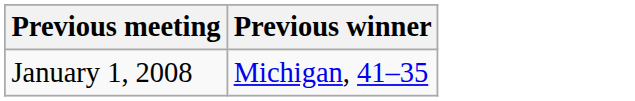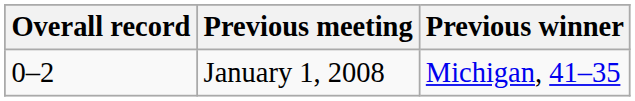+ column: (101, 27)
